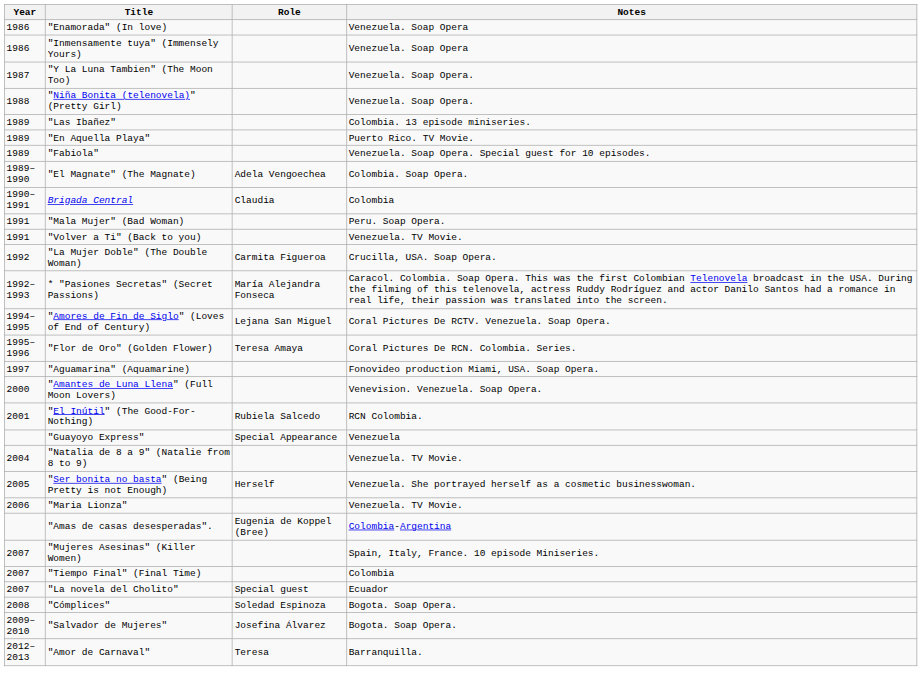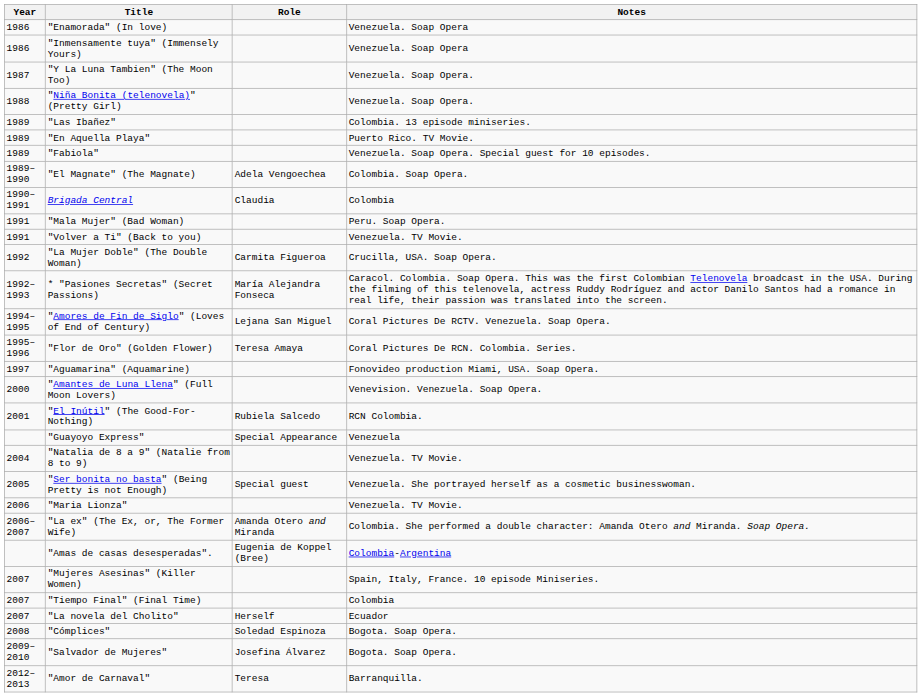(255, 485) Herself -> (272, 485) Special guest
+ row: (136, 527)
(272, 589) Special guest -> (255, 616) Herself
